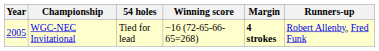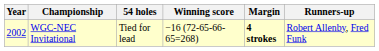(16, 33) 2005 -> (16, 33) 2002
